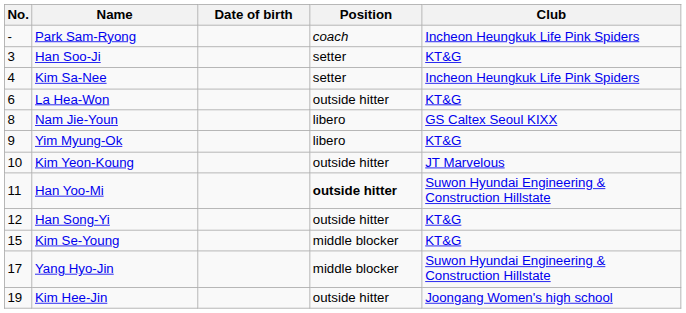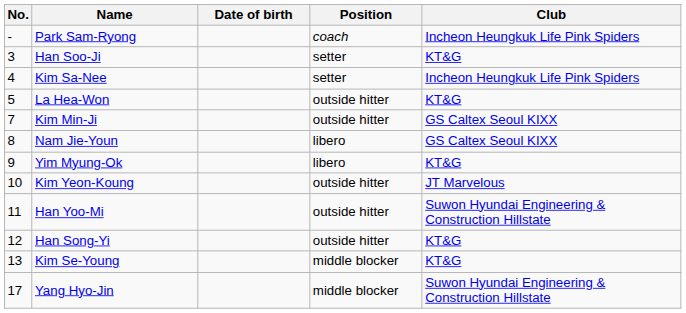(11, 99) 6 -> (11, 99) 5
+ row: (66, 120)
(355, 190) bold -> (351, 212) normal
(15, 240) 15 -> (15, 261) 13
- row: (71, 297)
